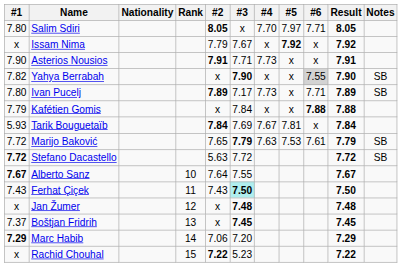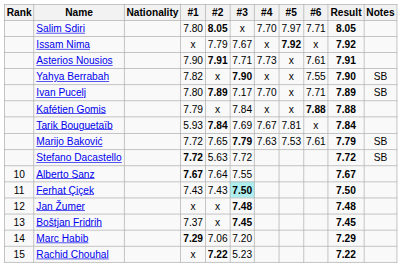columns swapped: (191, 13) <-> (17, 13)
(316, 61) x -> (316, 61) 7.61
(316, 77) lightgrey background -> (316, 77) no background
(267, 93) 7.73 -> (267, 93) 7.70
